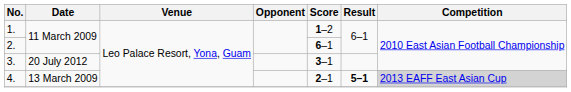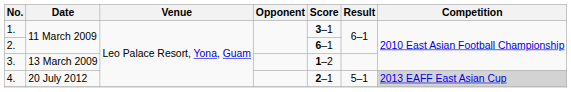(324, 29) 1–2 -> (324, 29) 3–1
(58, 62) 20 July 2012 -> (63, 62) 13 March 2009
(324, 62) 3–1 -> (324, 62) 1–2
(63, 78) 13 March 2009 -> (58, 78) 20 July 2012
(359, 78) bold -> (359, 78) normal
